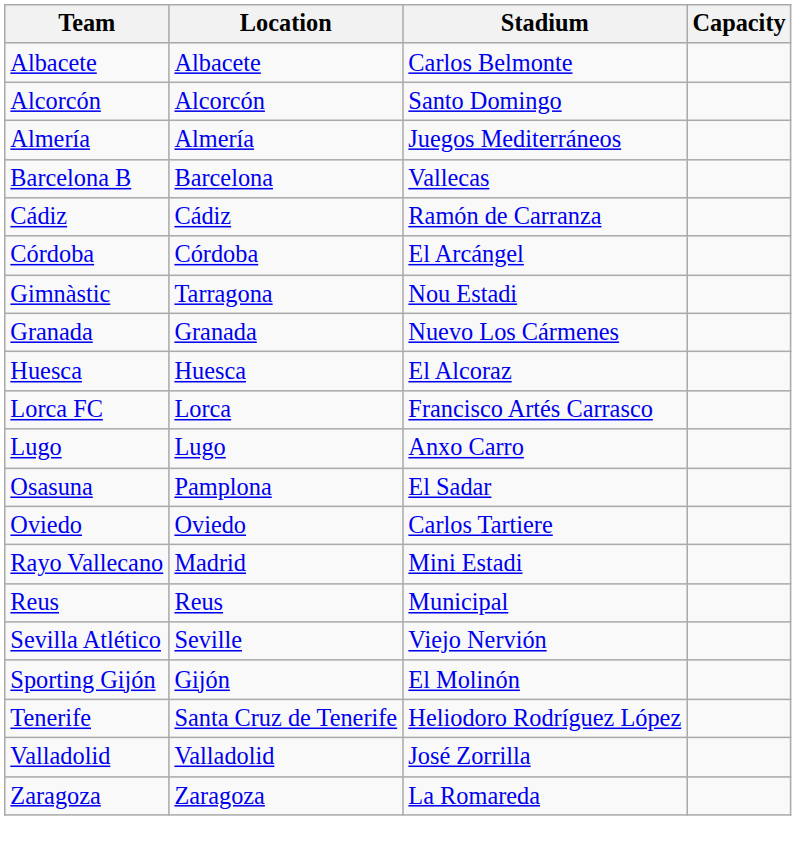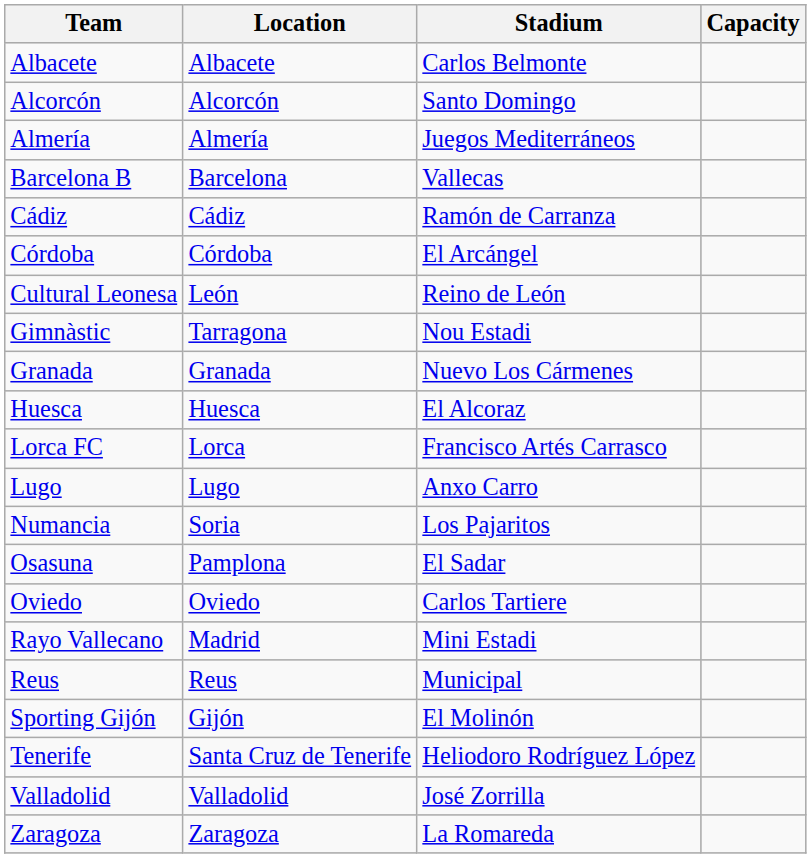+ row: (94, 293)
+ row: (60, 525)
- row: (86, 640)
